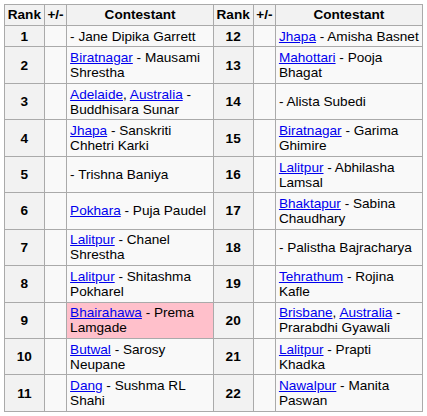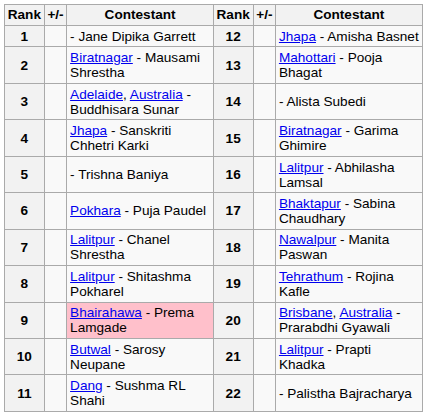(345, 247) - Palistha Bajracharya -> (334, 247) Nawalpur - Manita Paswan
(334, 393) Nawalpur - Manita Paswan -> (345, 393) - Palistha Bajracharya
